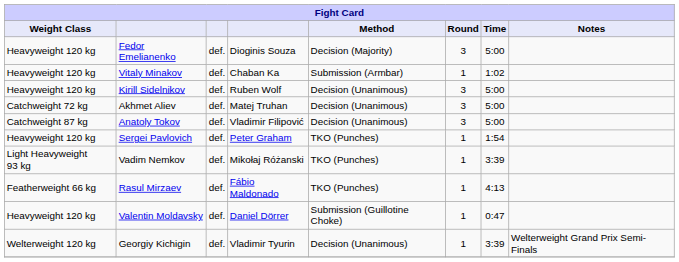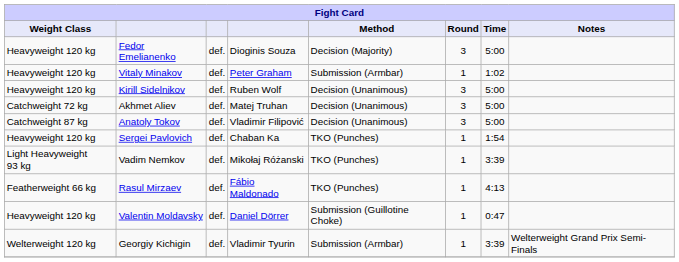(255, 73) Chaban Ka -> (261, 73) Peter Graham
(261, 138) Peter Graham -> (255, 138) Chaban Ka
(359, 243) Decision (Unanimous) -> (357, 243) Submission (Armbar)
